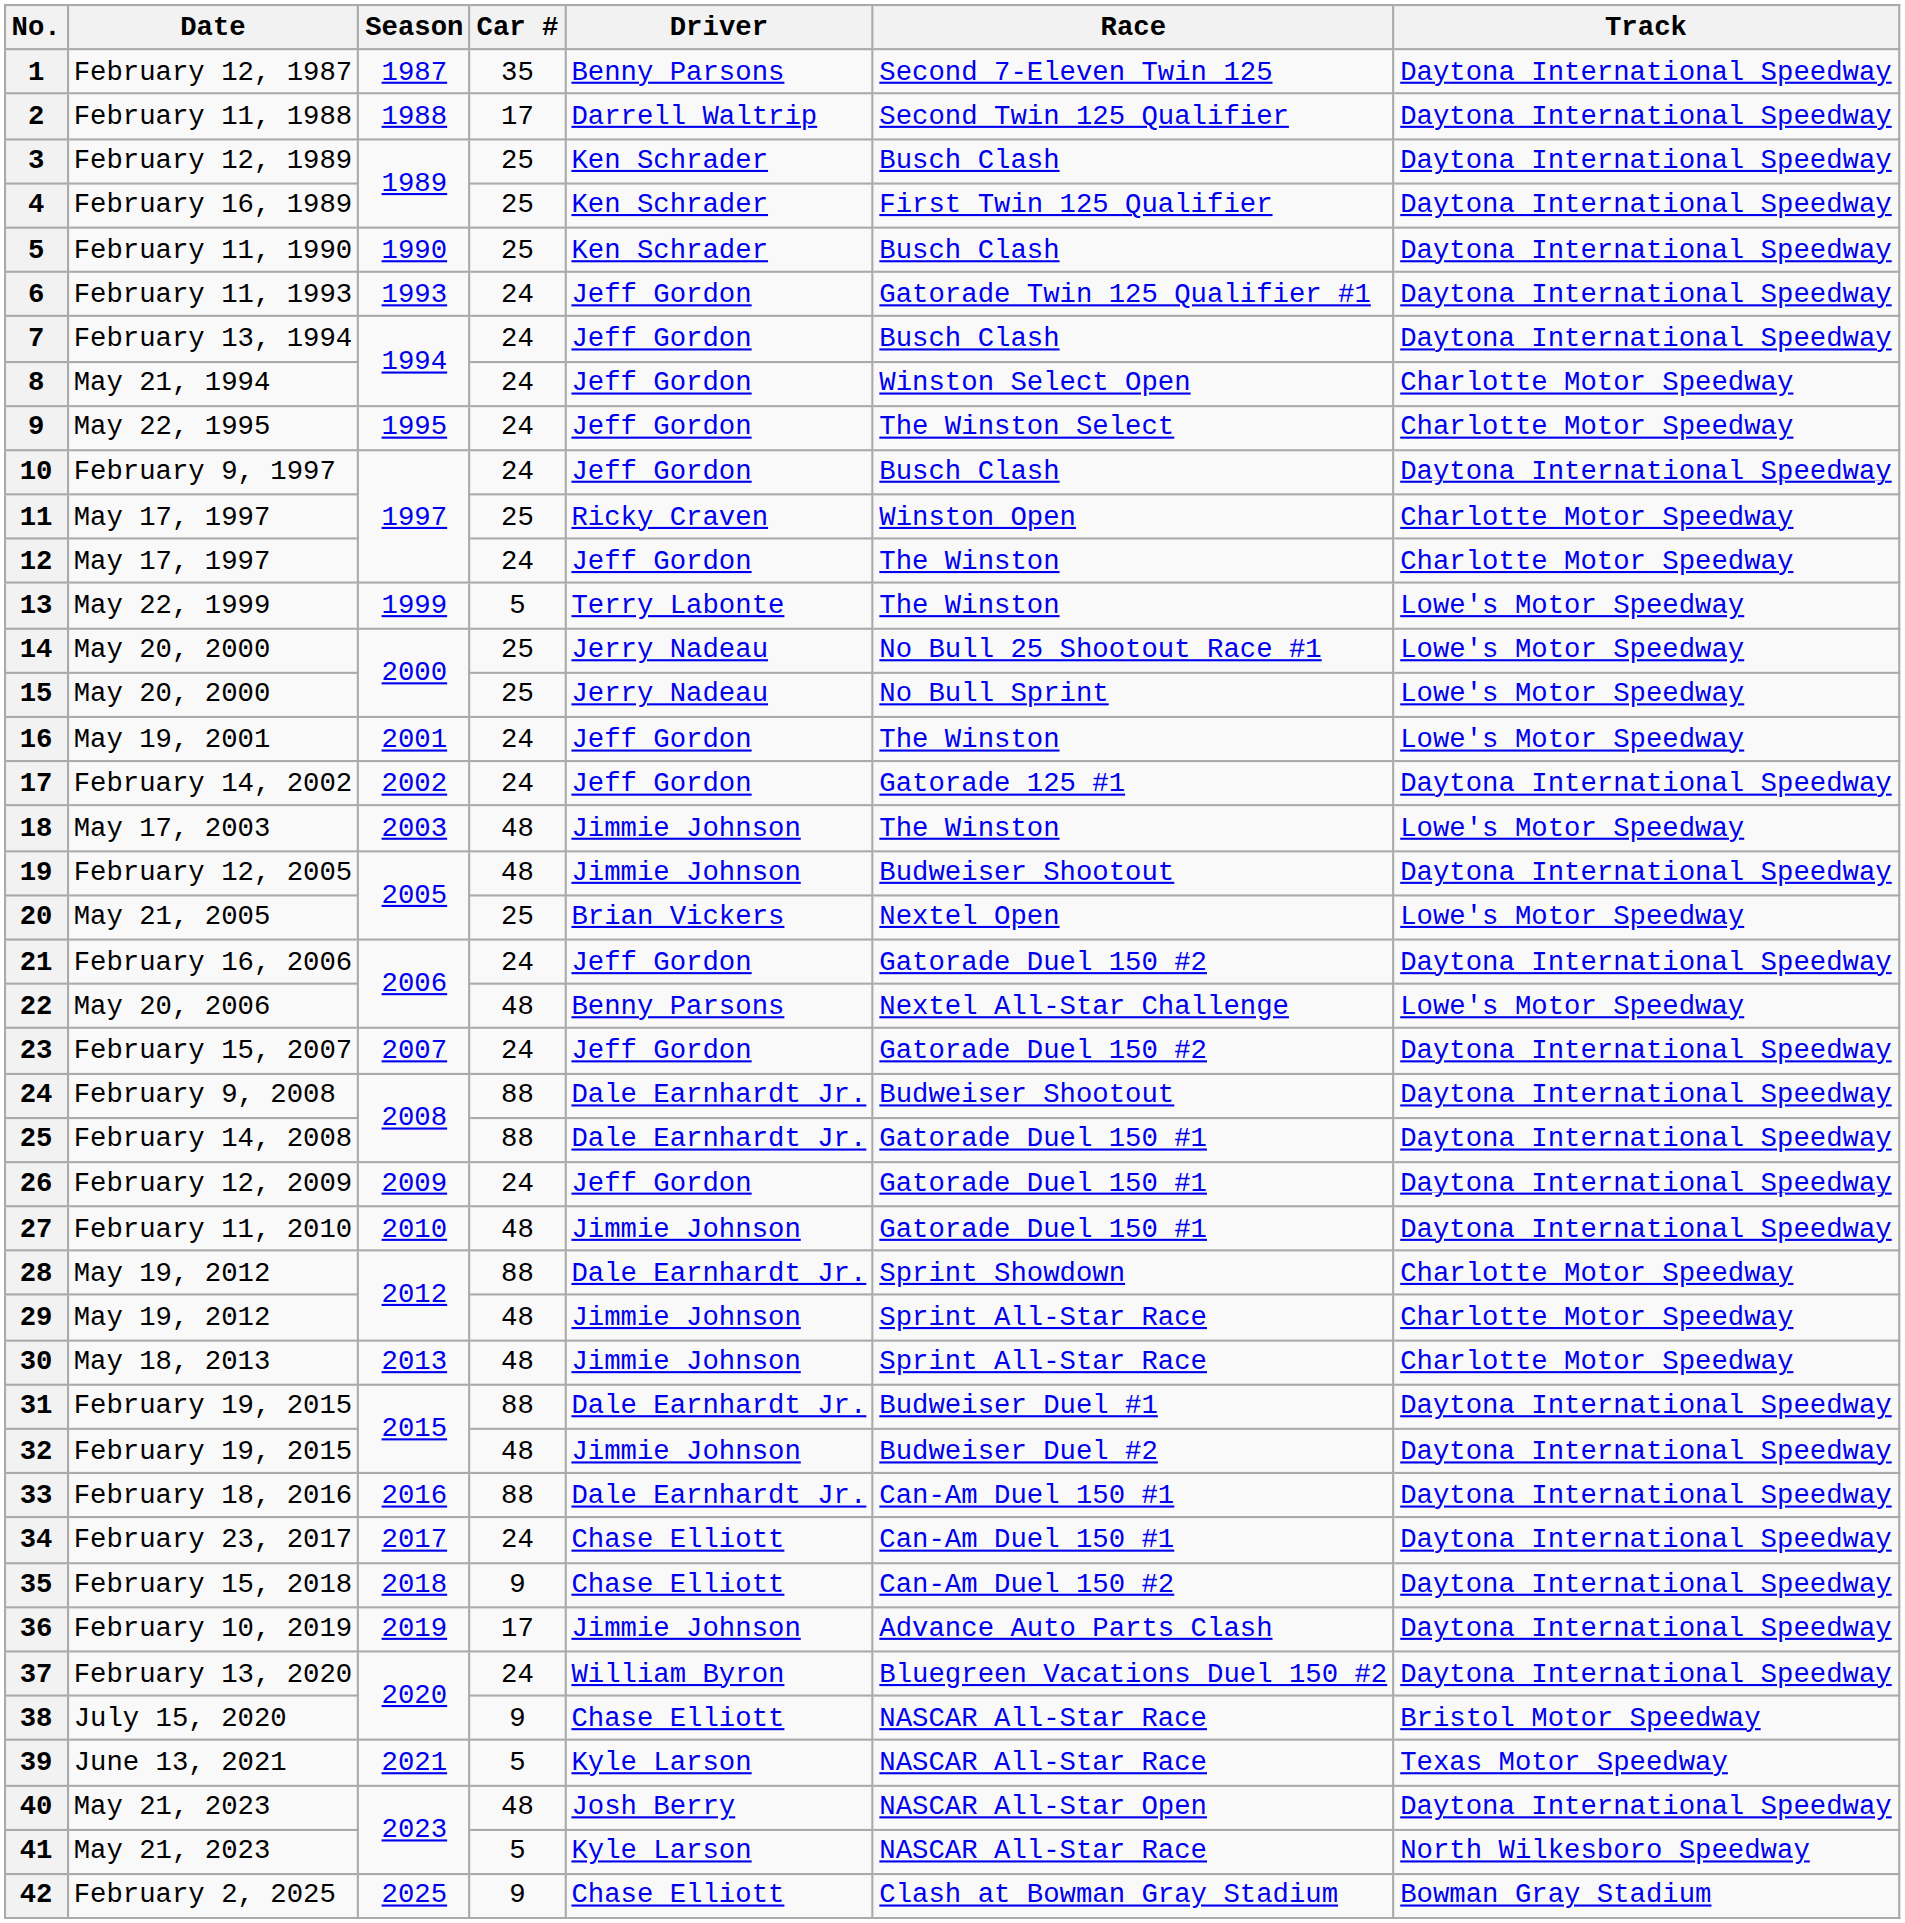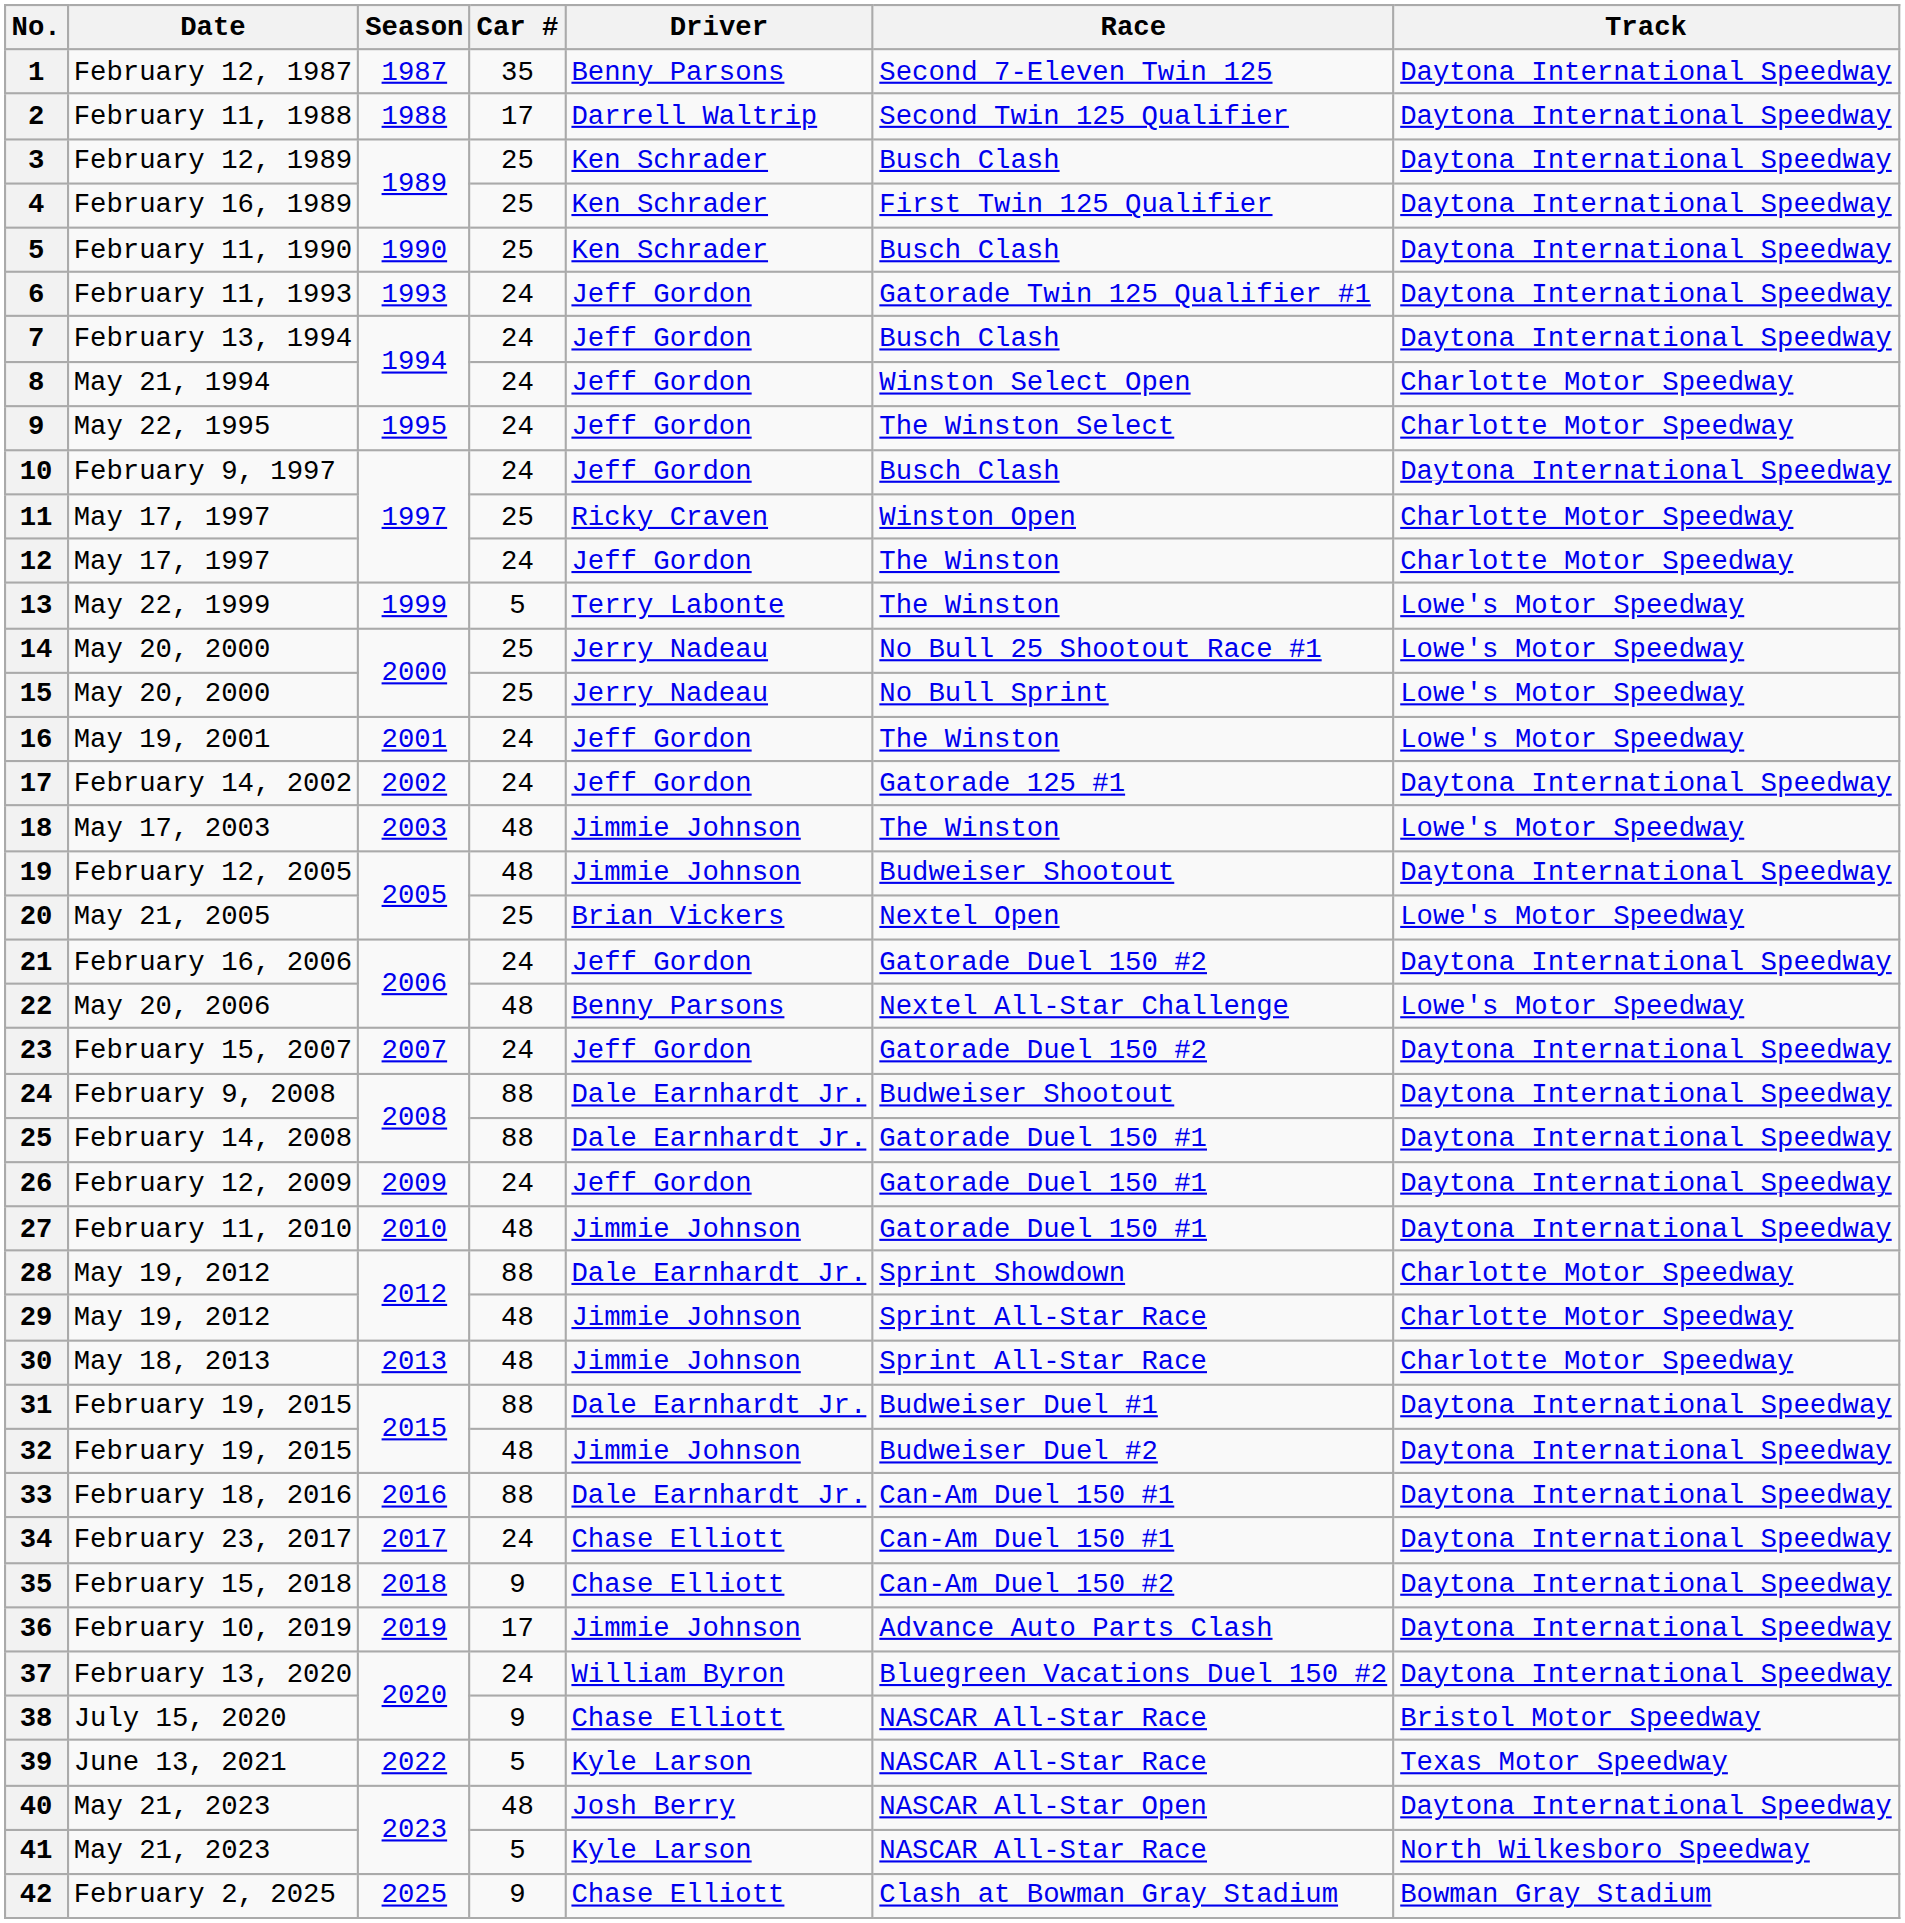(414, 1763) 2021 -> (414, 1763) 2022
